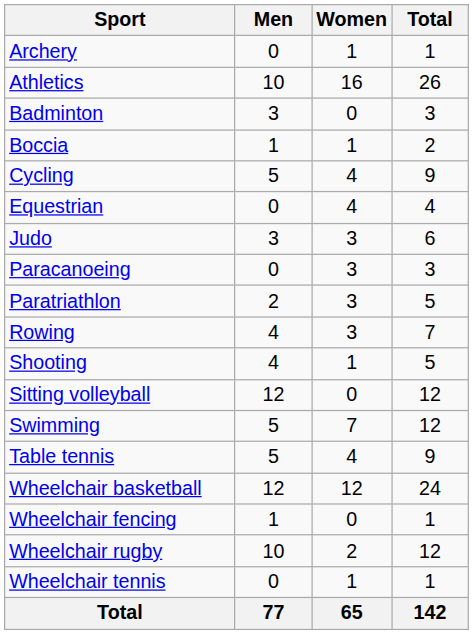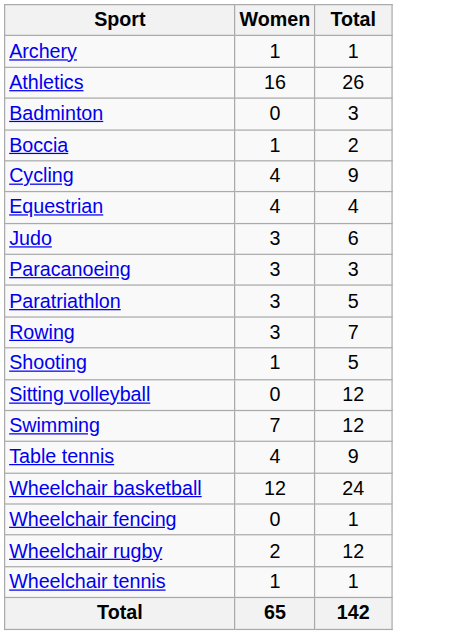- column: (273, 20)
